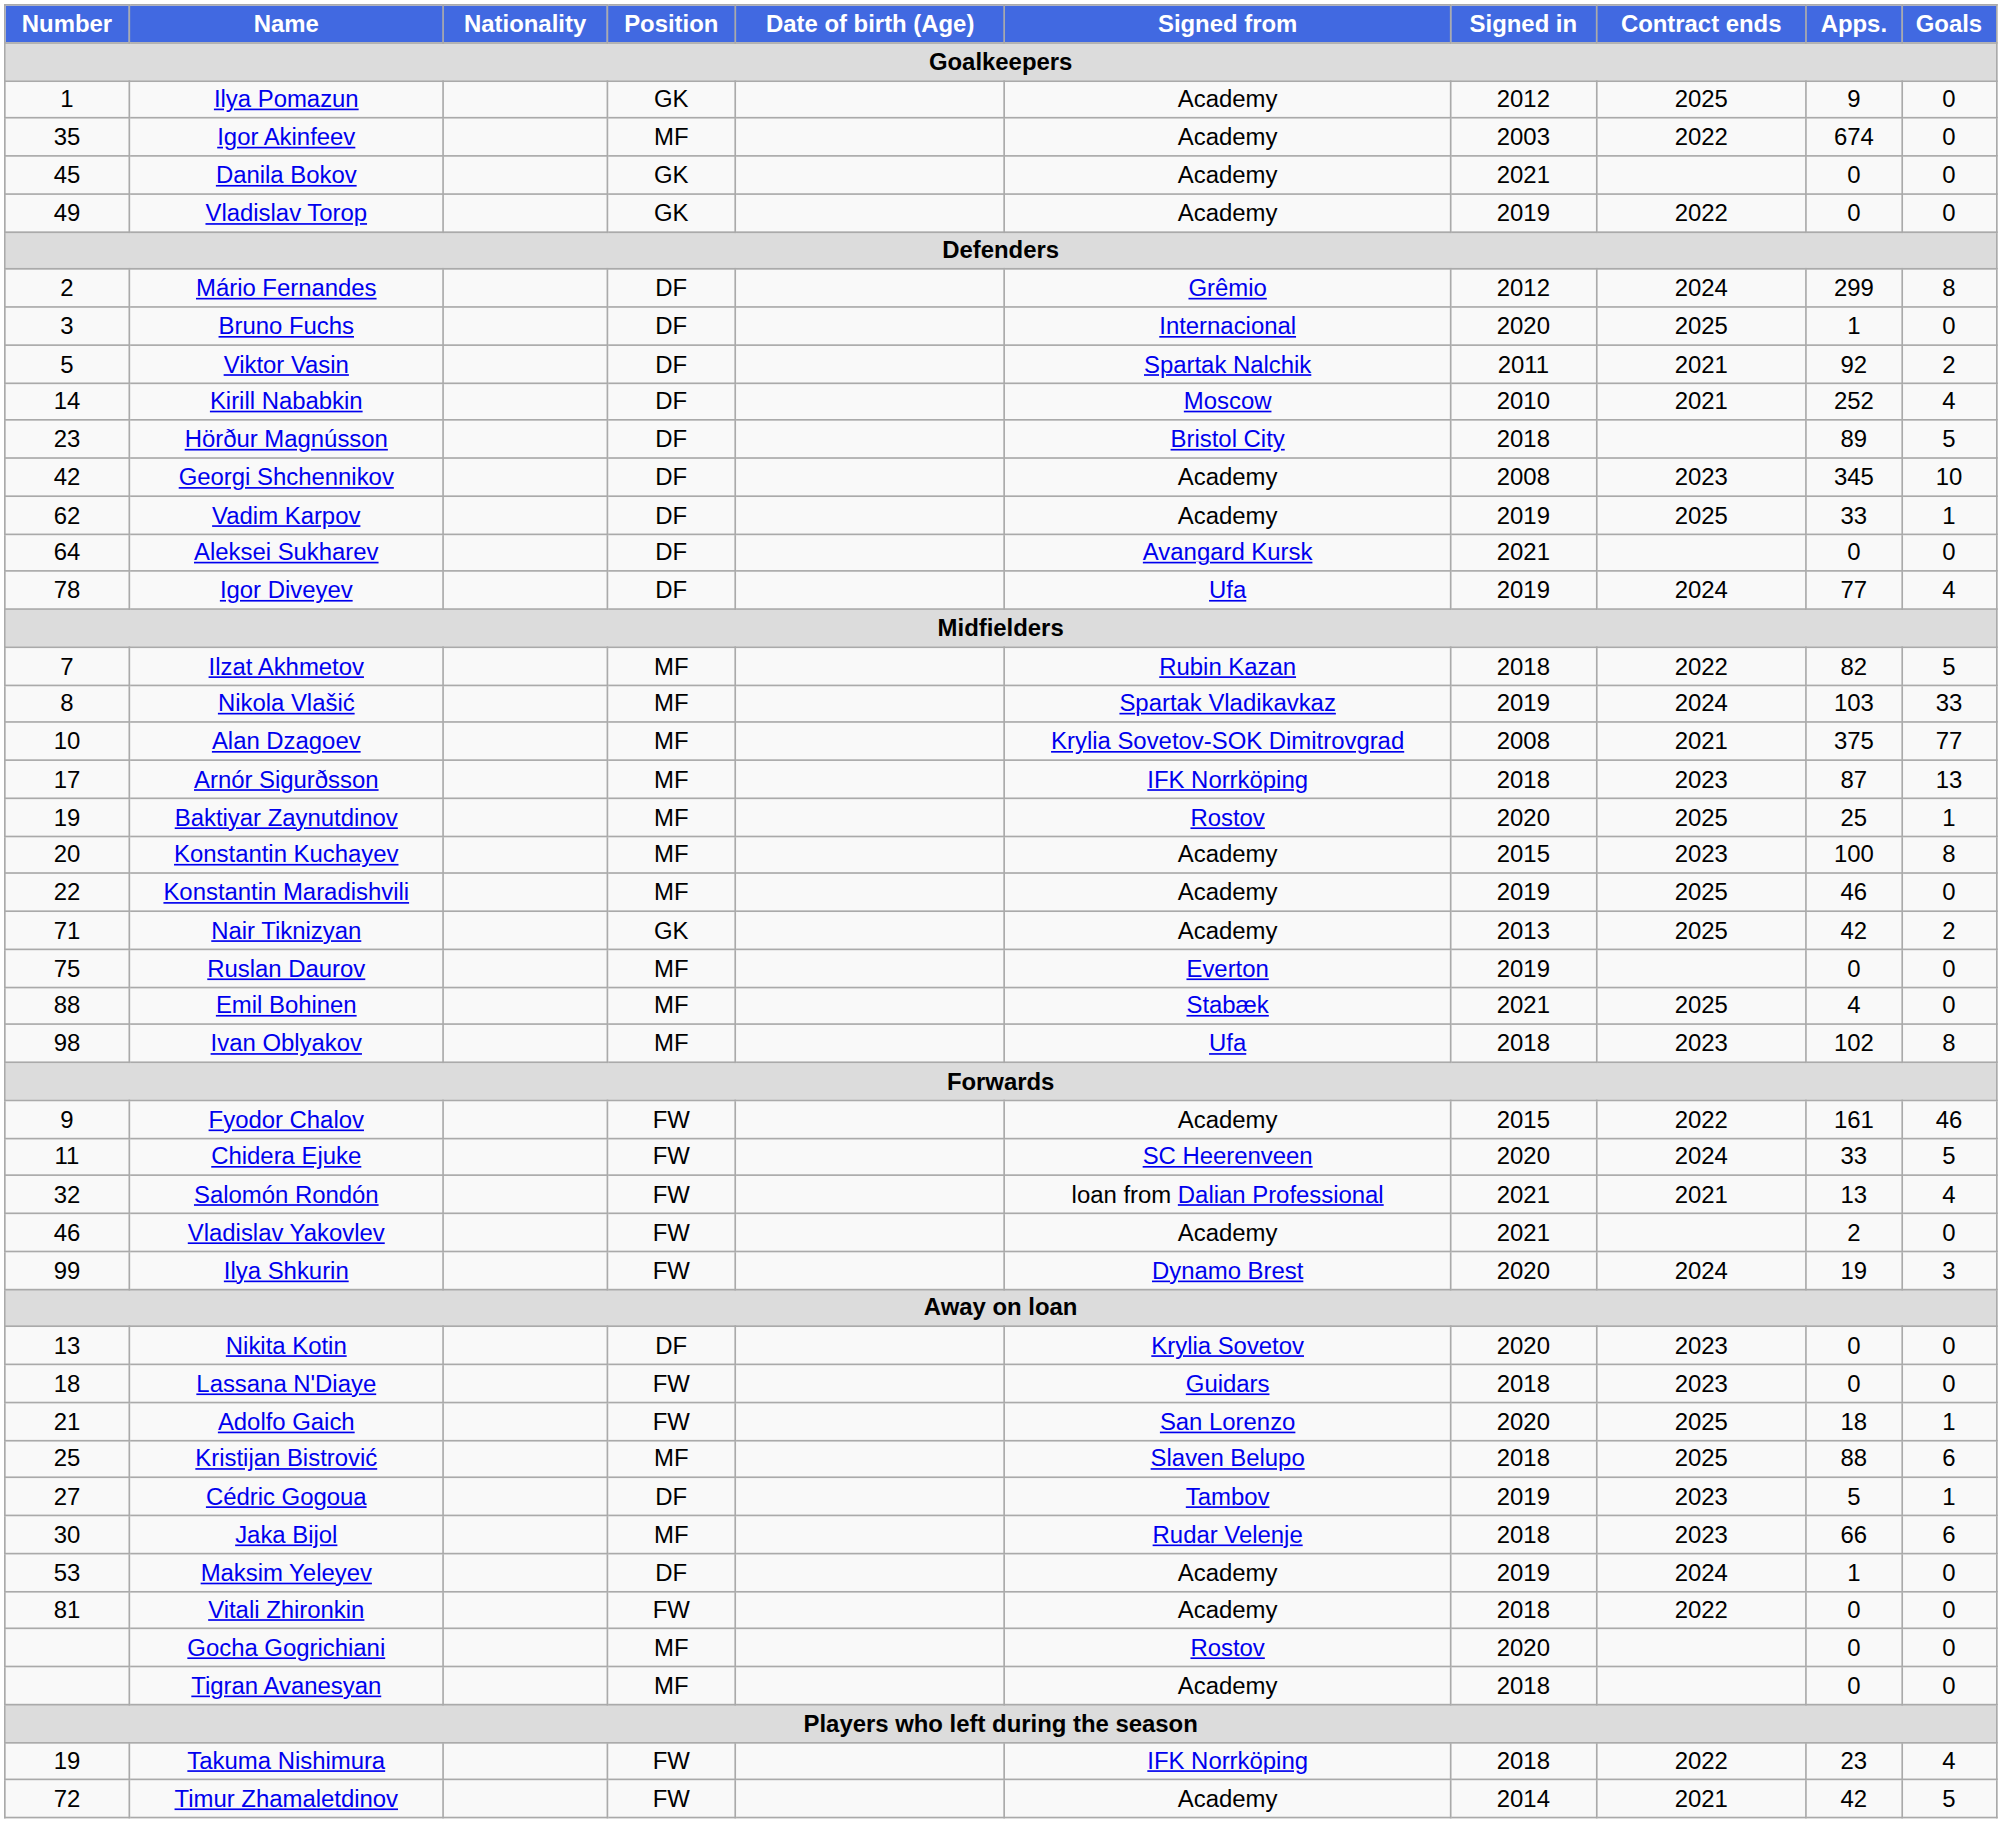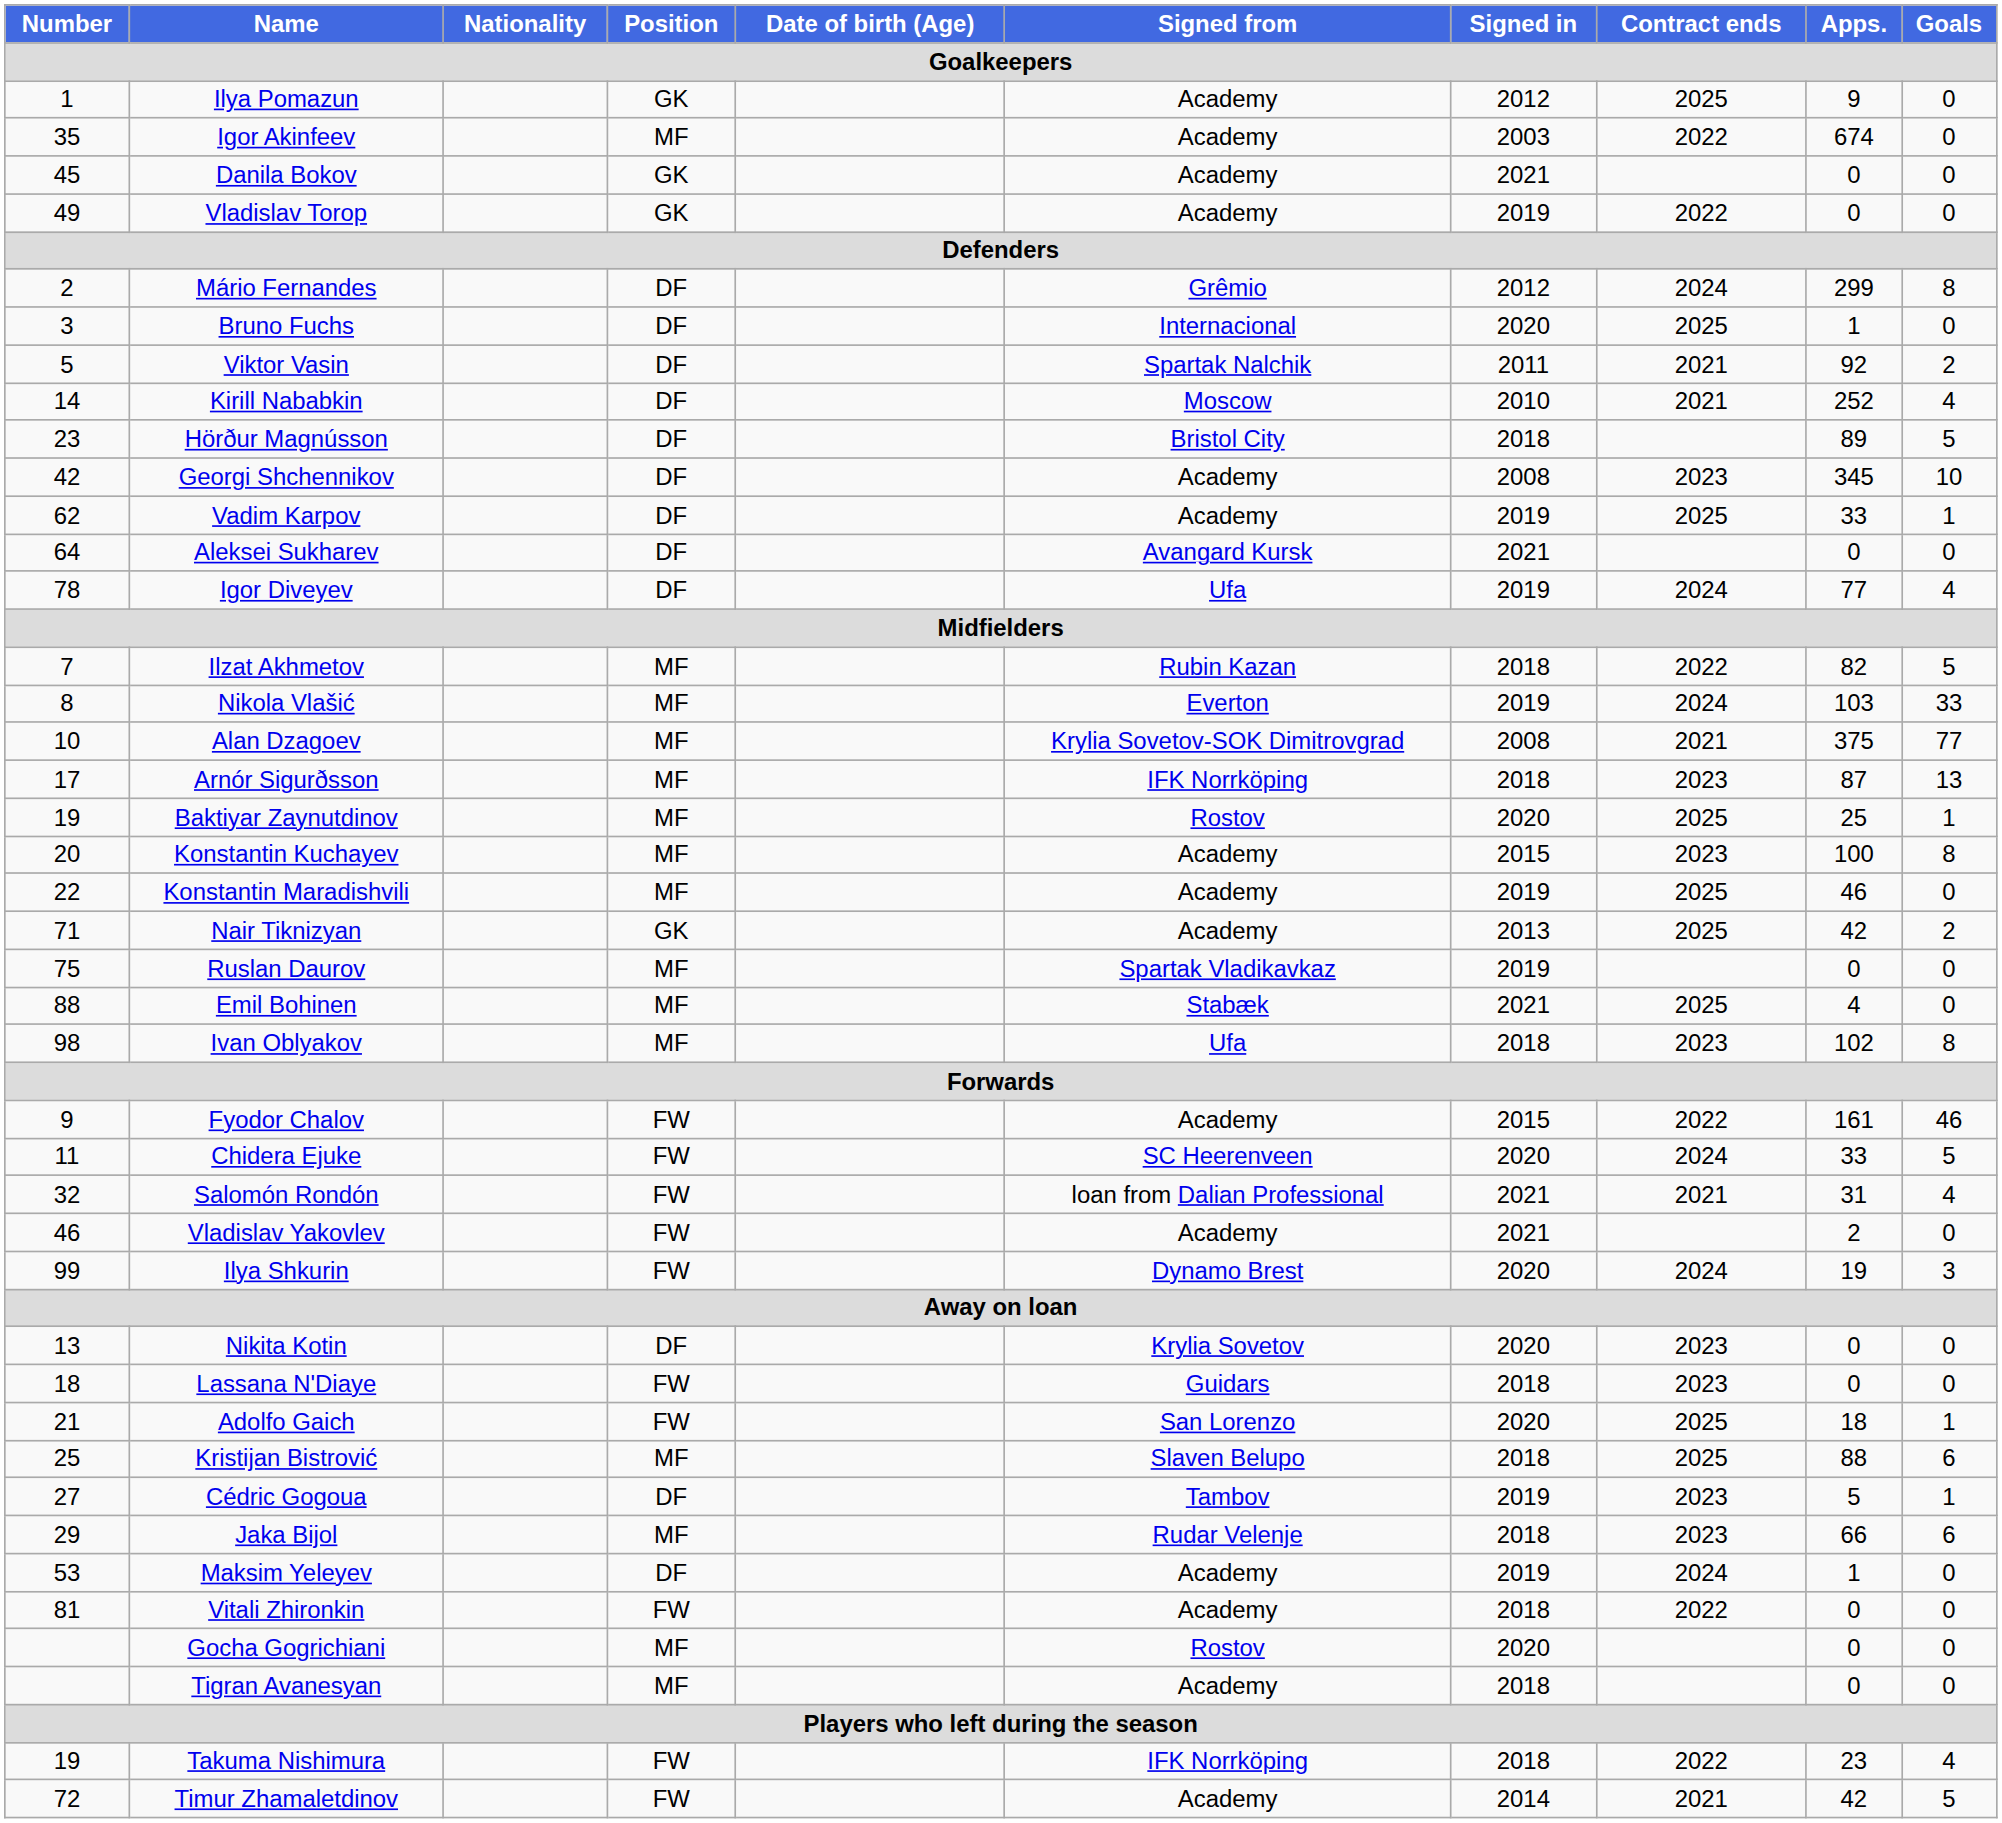(1228, 704) Spartak Vladikavkaz -> (1228, 704) Everton
(1228, 968) Everton -> (1228, 968) Spartak Vladikavkaz
(1854, 1195) 13 -> (1854, 1195) 31
(67, 1535) 30 -> (67, 1535) 29
